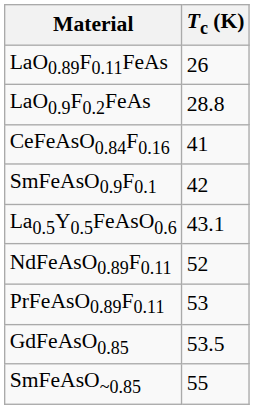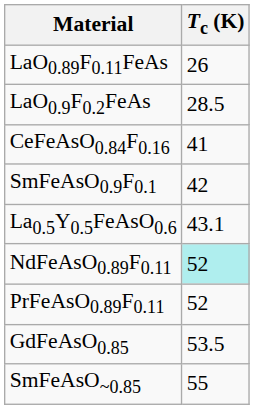(206, 104) 28.8 -> (206, 104) 28.5
(198, 263) no background -> (198, 263) paleturquoise background
(198, 303) 53 -> (198, 303) 52
